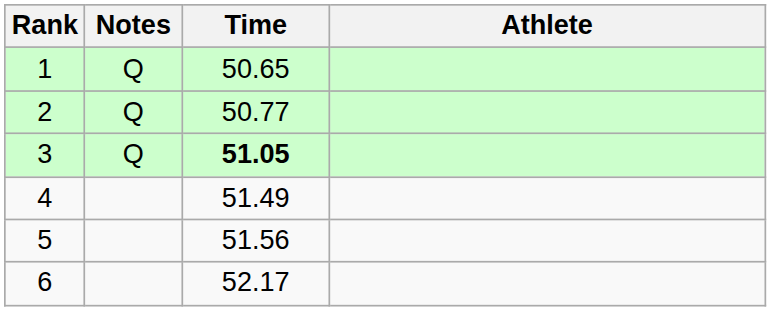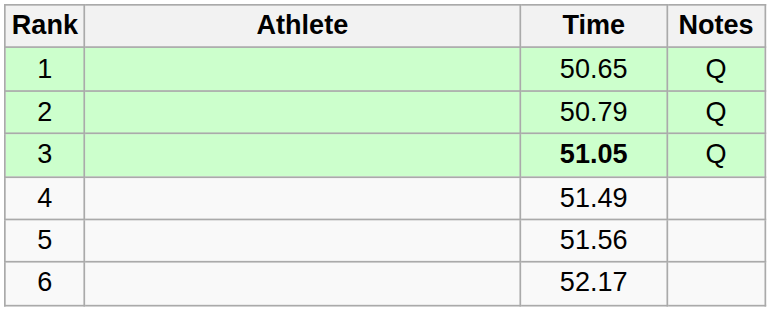columns swapped: (547, 25) <-> (133, 25)
(256, 111) 50.77 -> (594, 111) 50.79
